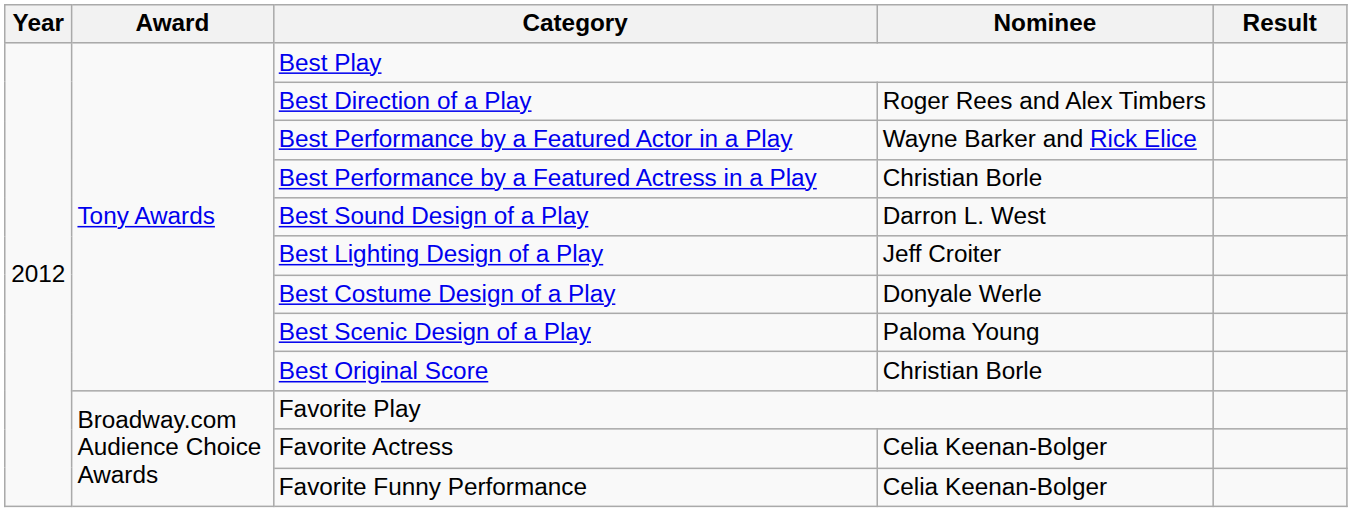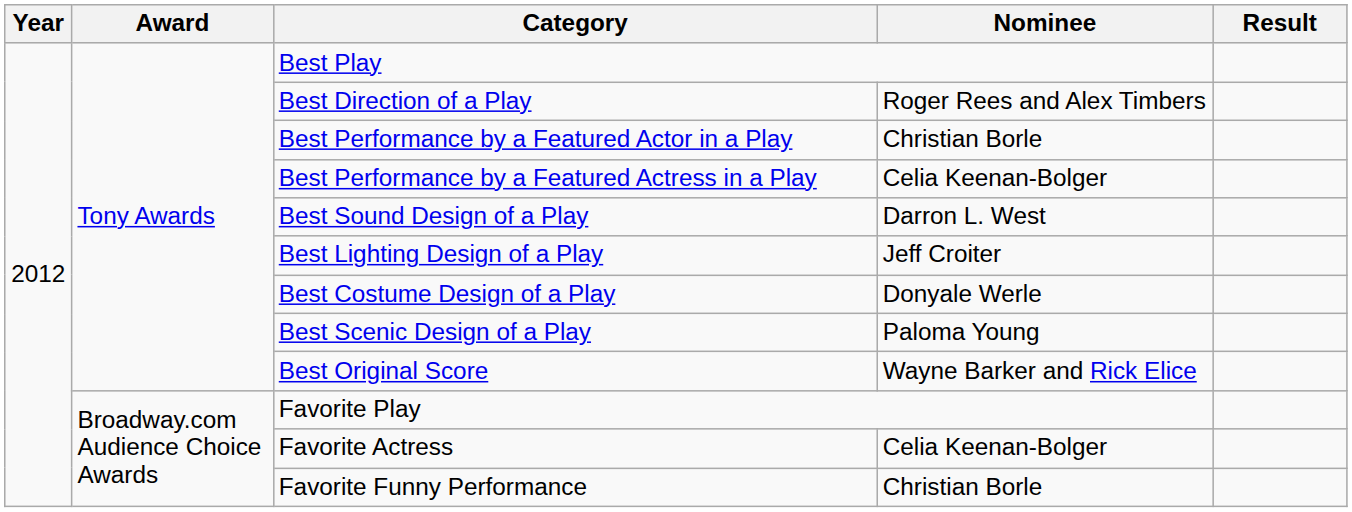(1040, 139) Wayne Barker and Rick Elice -> (962, 139) Christian Borle
(962, 178) Christian Borle -> (995, 178) Celia Keenan-Bolger
(962, 370) Christian Borle -> (1040, 370) Wayne Barker and Rick Elice
(995, 486) Celia Keenan-Bolger -> (962, 486) Christian Borle
